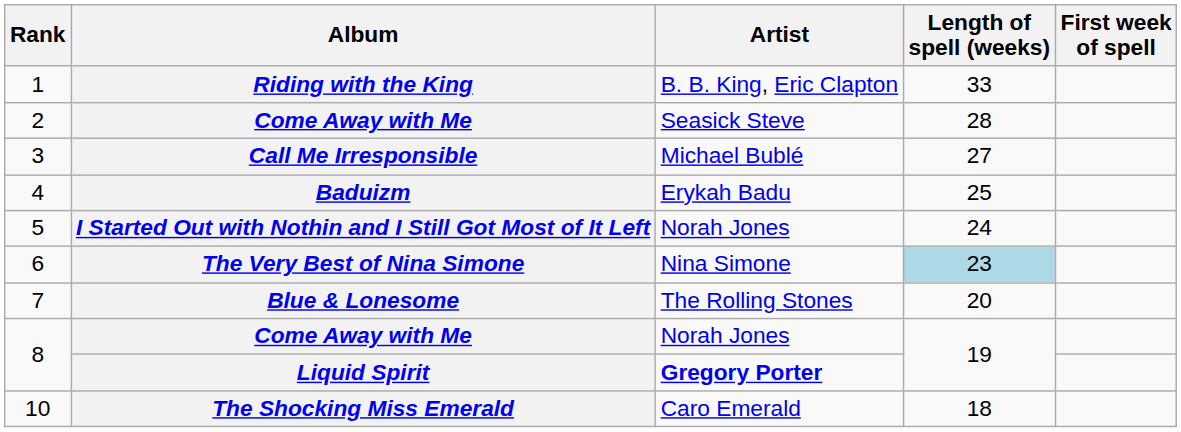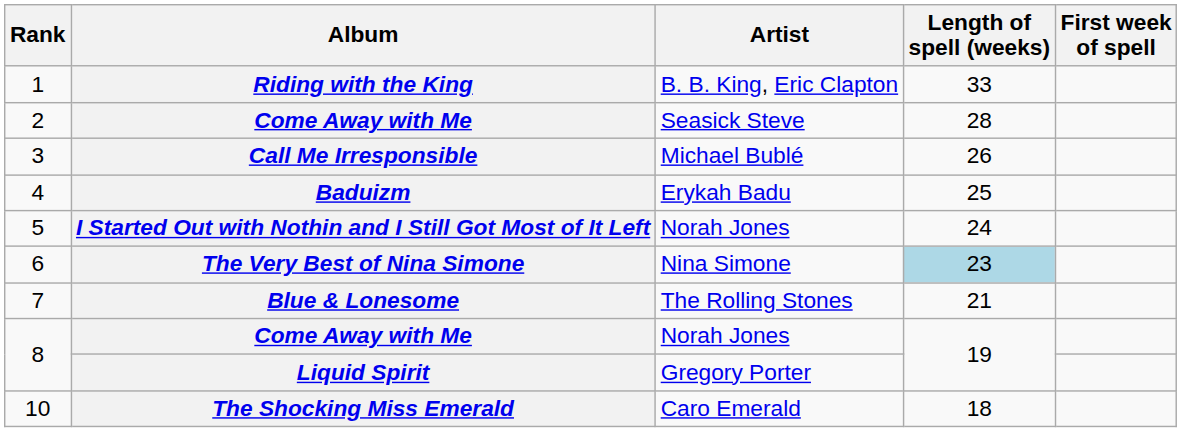(979, 156) 27 -> (979, 156) 26
(979, 300) 20 -> (979, 300) 21
(742, 372) bold -> (736, 372) normal
